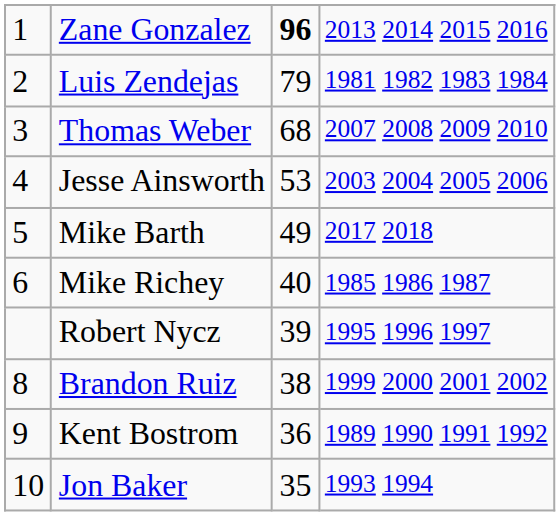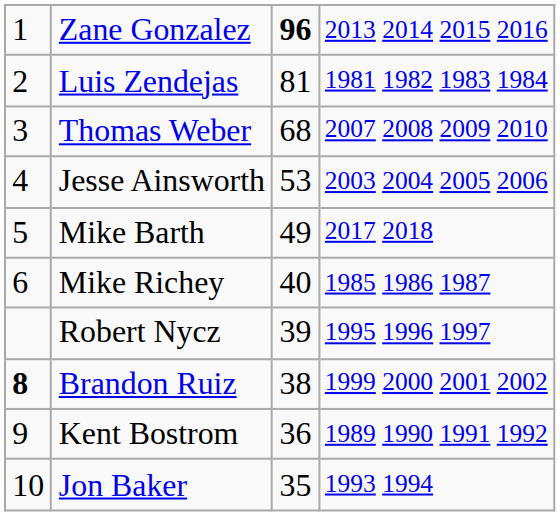(296, 80) 79 -> (296, 80) 81
(20, 383) normal -> (20, 383) bold
